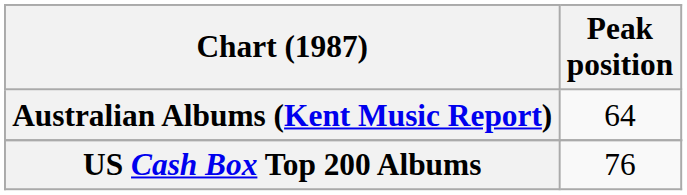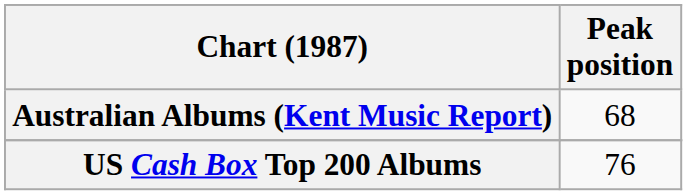(620, 114) 64 -> (620, 114) 68
